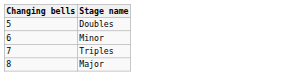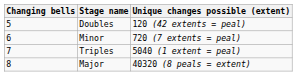+ column: (211, 11)
